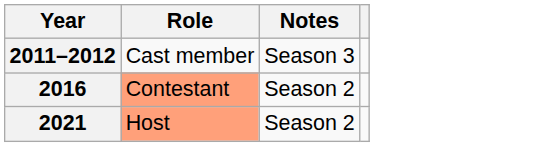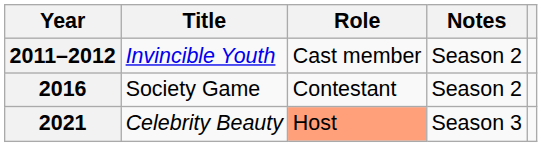+ column: (204, 21)
(309, 55) Season 3 -> (477, 55) Season 2
(177, 89) lightsalmon background -> (345, 89) no background
(309, 123) Season 2 -> (477, 123) Season 3
